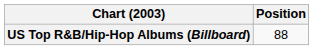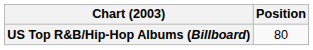(281, 34) 88 -> (281, 34) 80
